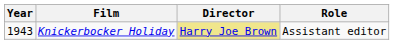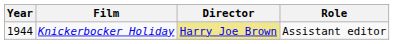(20, 31) 1943 -> (20, 31) 1944
